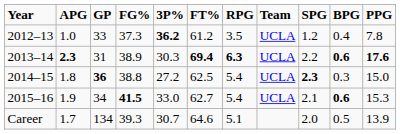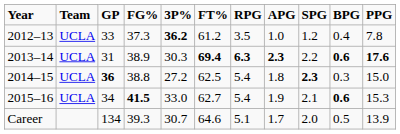columns swapped: (275, 14) <-> (73, 14)
